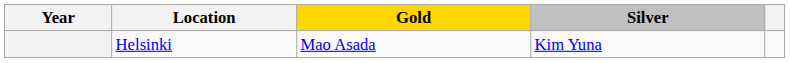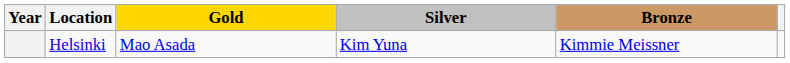+ column: (667, 17)
